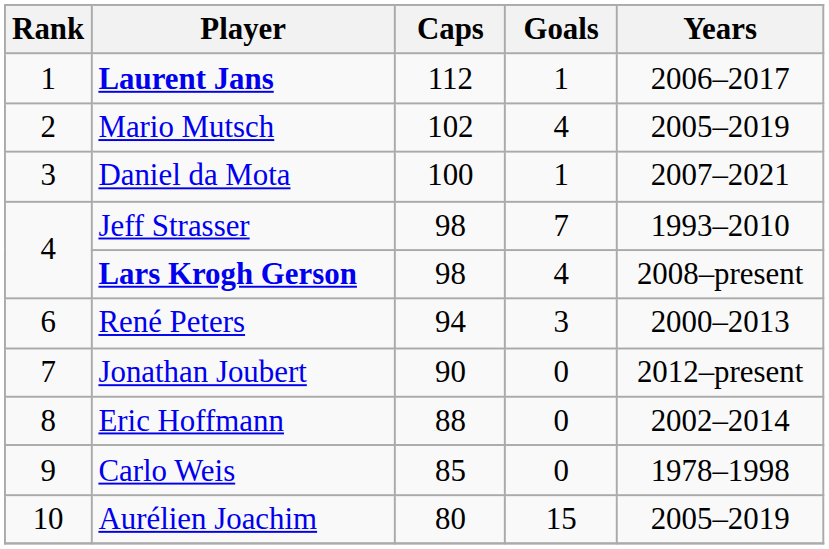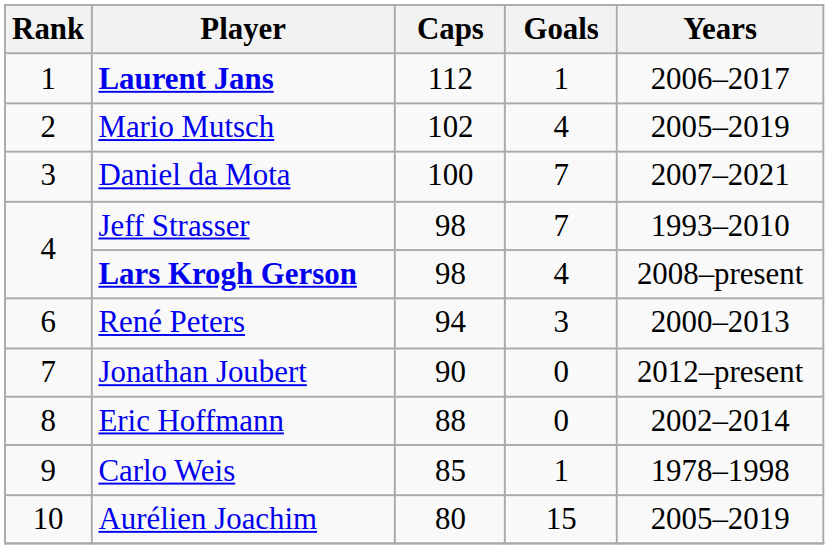(561, 175) 1 -> (561, 175) 7
(561, 469) 0 -> (561, 469) 1
